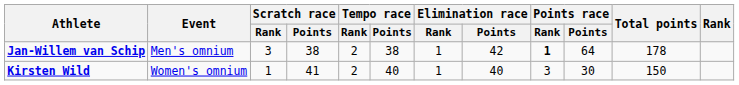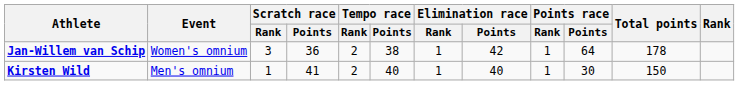(192, 51) Men's omnium -> (199, 51) Women's omnium
(312, 51) 38 -> (312, 51) 36
(547, 51) bold -> (547, 51) normal
(199, 70) Women's omnium -> (192, 70) Men's omnium
(547, 70) 3 -> (547, 70) 1
